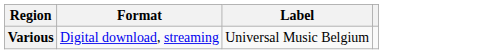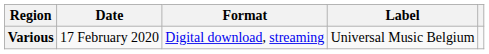+ column: (109, 15)
